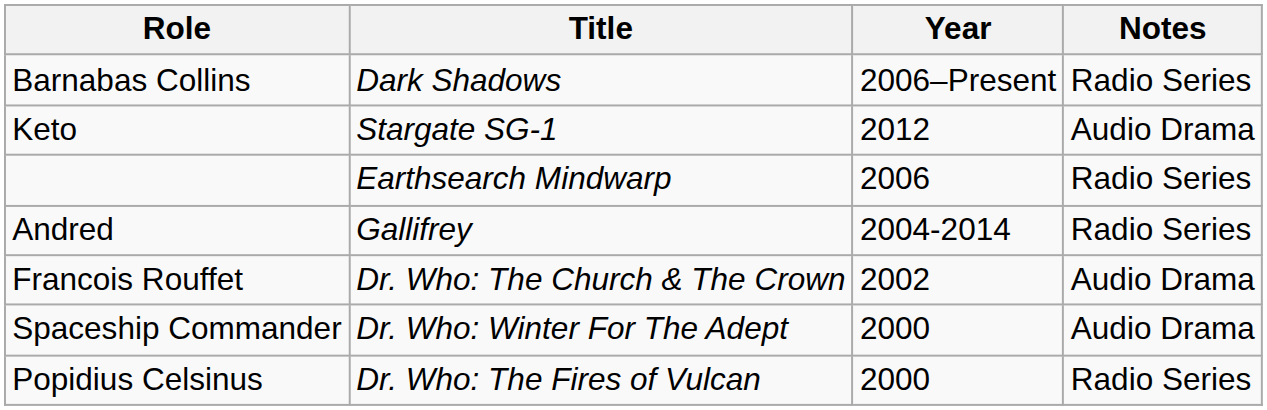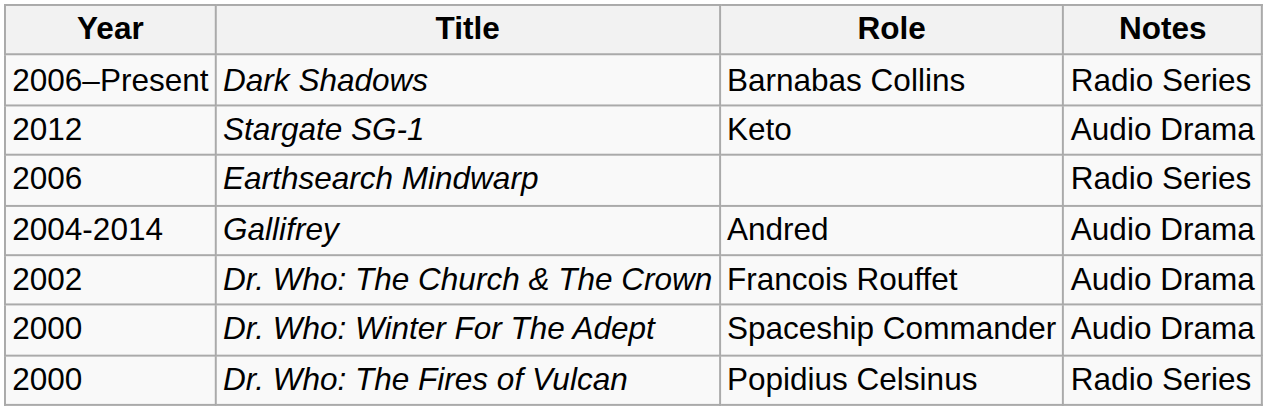columns swapped: (958, 29) <-> (177, 29)
(1161, 229) Radio Series -> (1163, 229) Audio Drama
